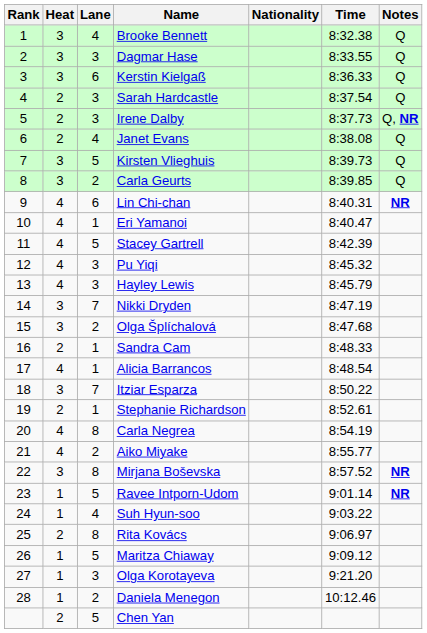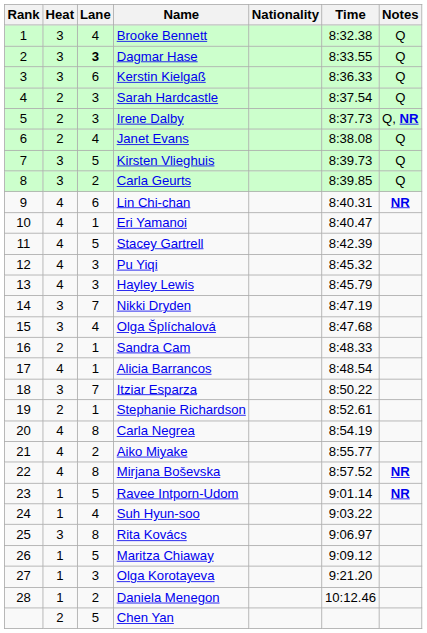(95, 56) normal -> (95, 56) bold
(95, 327) 2 -> (95, 327) 4
(60, 472) 3 -> (60, 472) 4
(60, 535) 2 -> (60, 535) 3
